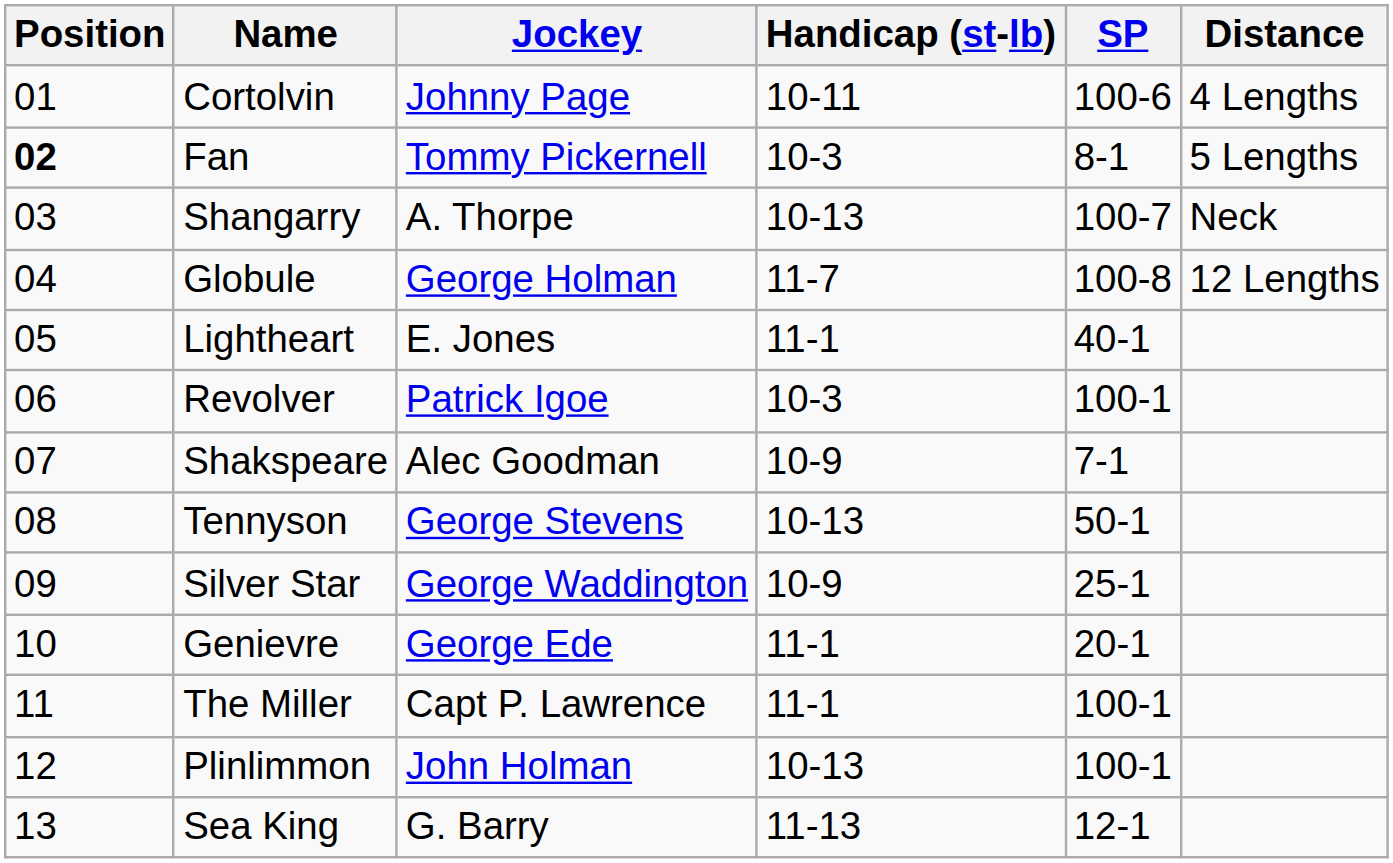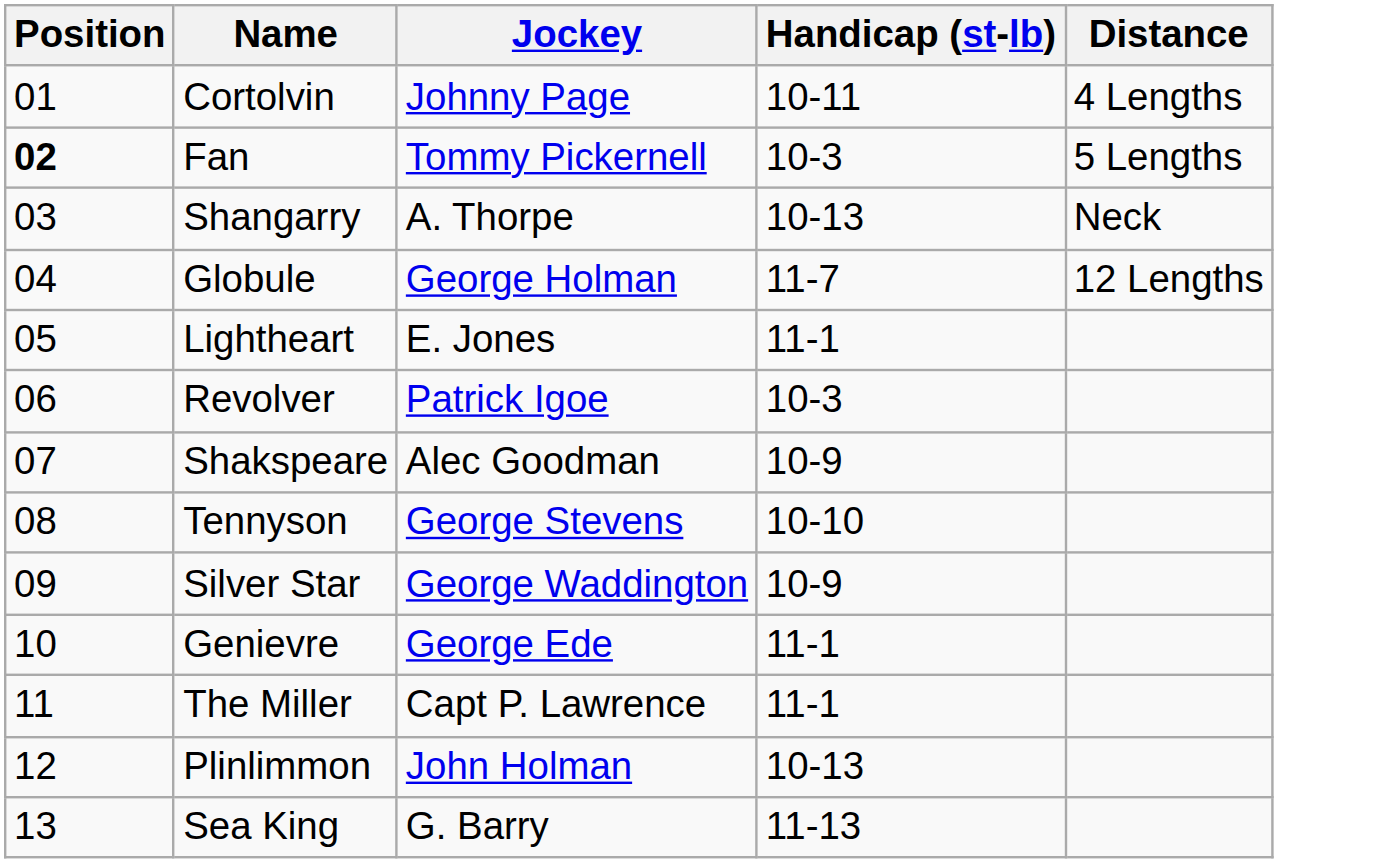- column: (1123, 34)
(815, 522) 10-13 -> (815, 522) 10-10
